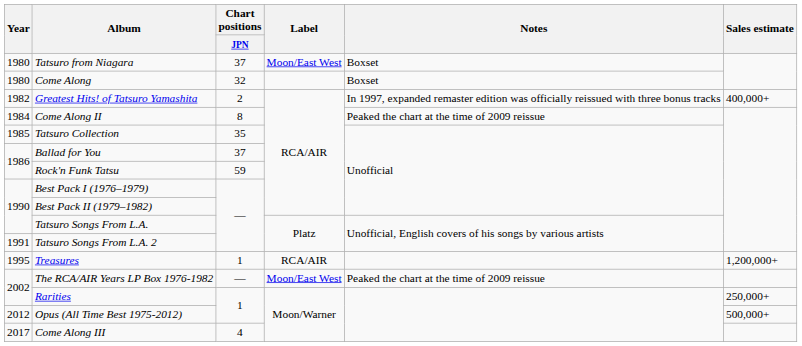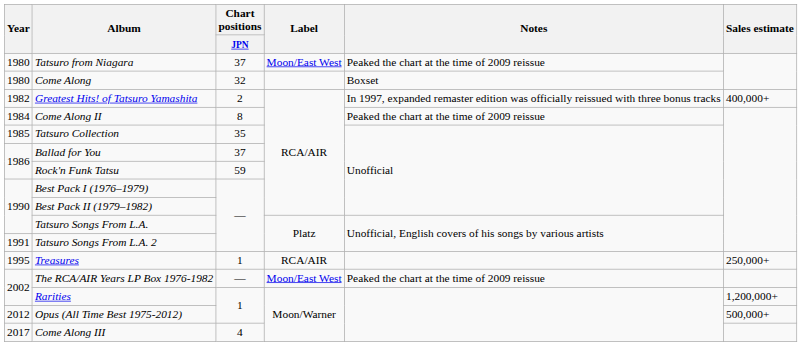(363, 62) Boxset -> (446, 62) Peaked the chart at the time of 2009 reissue
(752, 260) 1,200,000+ -> (748, 260) 250,000+
(748, 296) 250,000+ -> (752, 296) 1,200,000+
